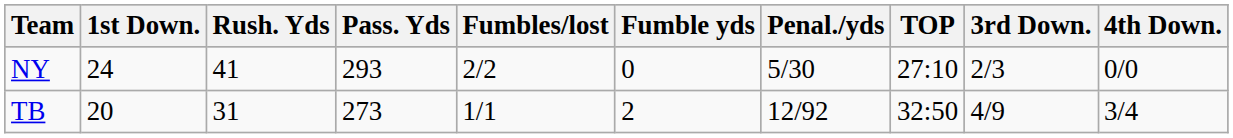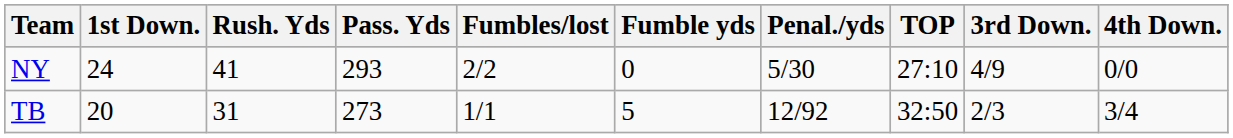(988, 68) 2/3 -> (988, 68) 4/9
(628, 111) 2 -> (628, 111) 5
(988, 111) 4/9 -> (988, 111) 2/3
